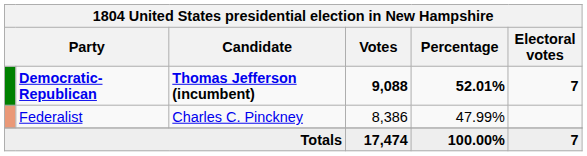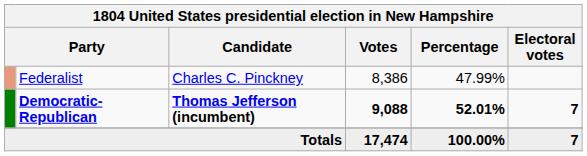rows swapped: (61, 86) <-> (51, 117)
